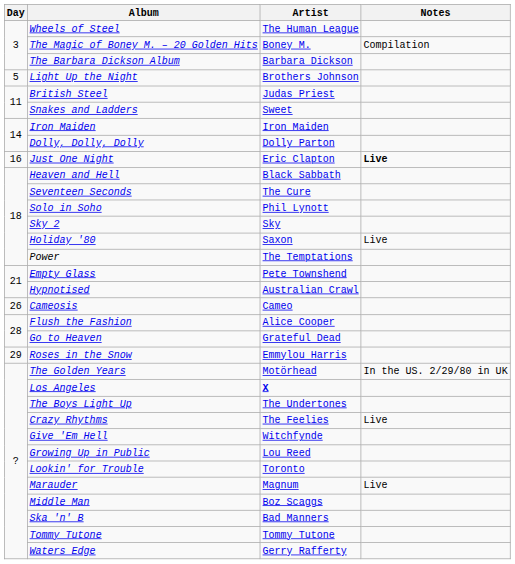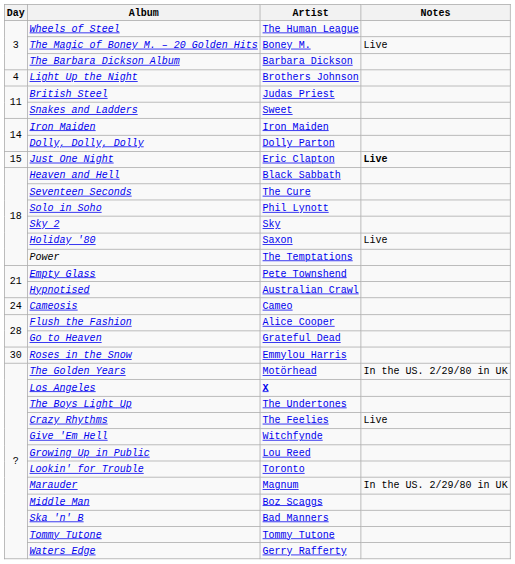(397, 45) Compilation -> (375, 45) Live
(16, 78) 5 -> (16, 78) 4
(16, 159) 16 -> (16, 159) 15
(16, 306) 26 -> (16, 306) 24
(16, 355) 29 -> (16, 355) 30
(375, 486) Live -> (436, 486) In the US. 2/29/80 in UK
